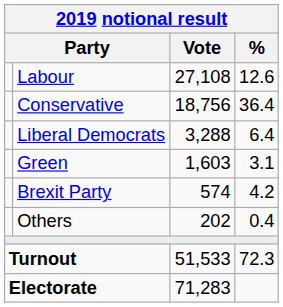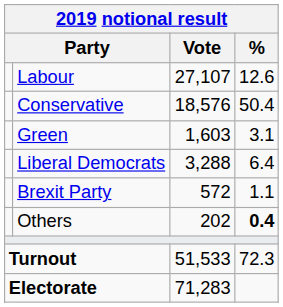(203, 76) 27,108 -> (203, 76) 27,107
(203, 105) 18,756 -> (203, 105) 18,576
(257, 105) 36.4 -> (257, 105) 50.4
rows swapped: (91, 134) <-> (43, 163)
(215, 192) 574 -> (215, 192) 572
(262, 192) 4.2 -> (262, 192) 1.1
(262, 221) normal -> (262, 221) bold
